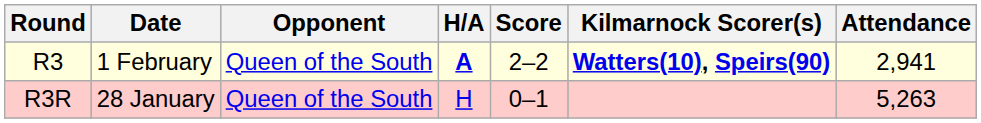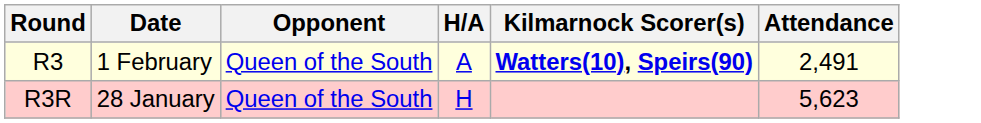- column: (529, 23)
(464, 61) bold -> (464, 61) normal
(906, 61) 2,941 -> (829, 61) 2,491
(906, 99) 5,263 -> (829, 99) 5,623
